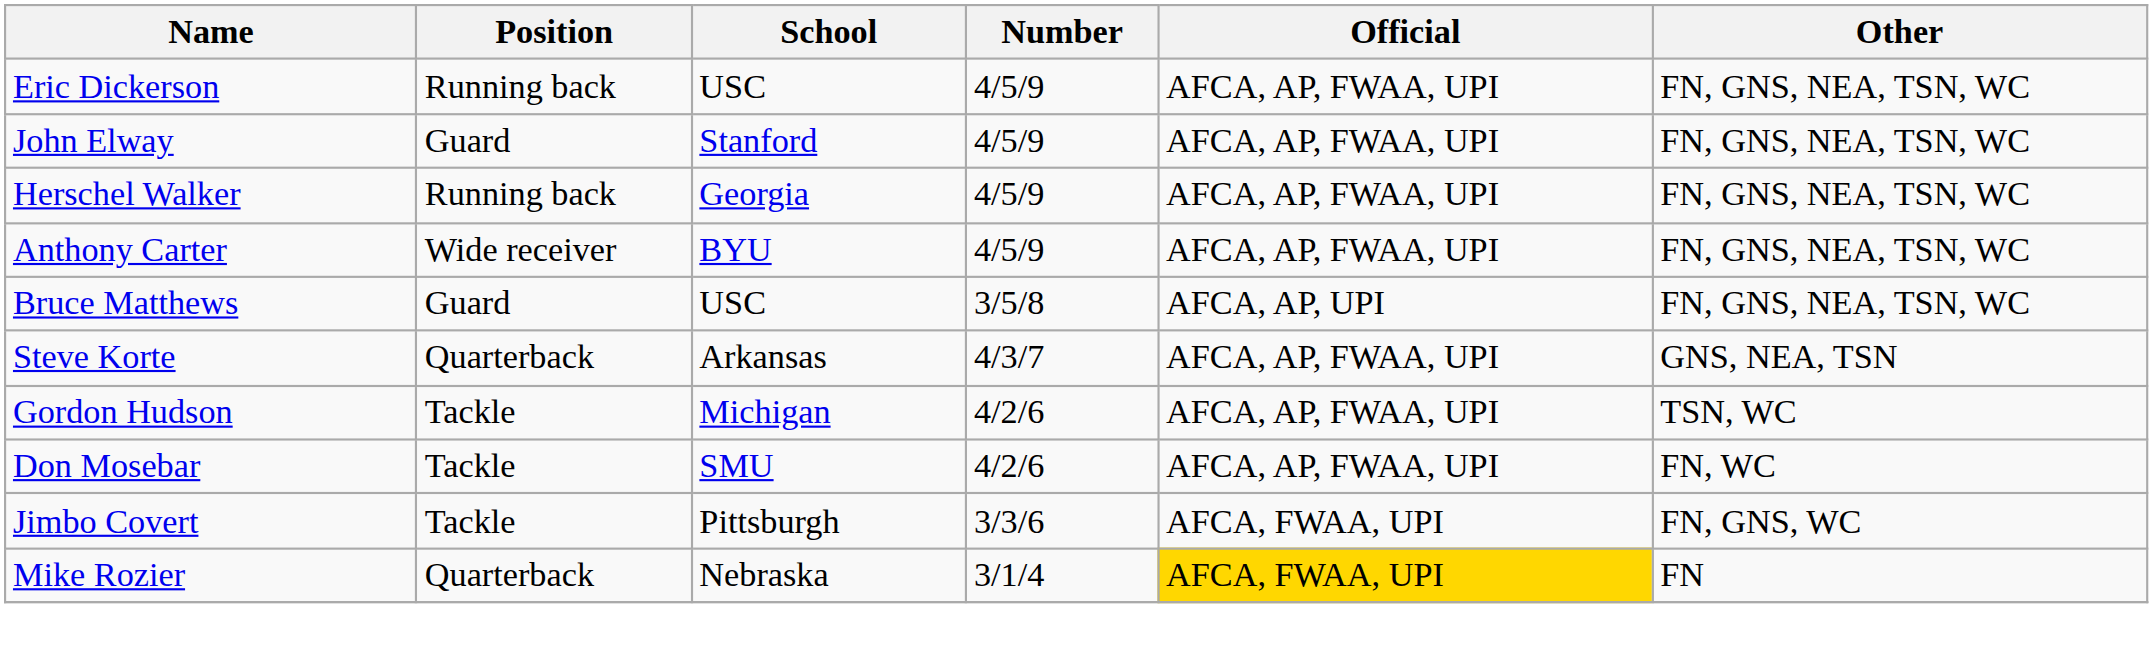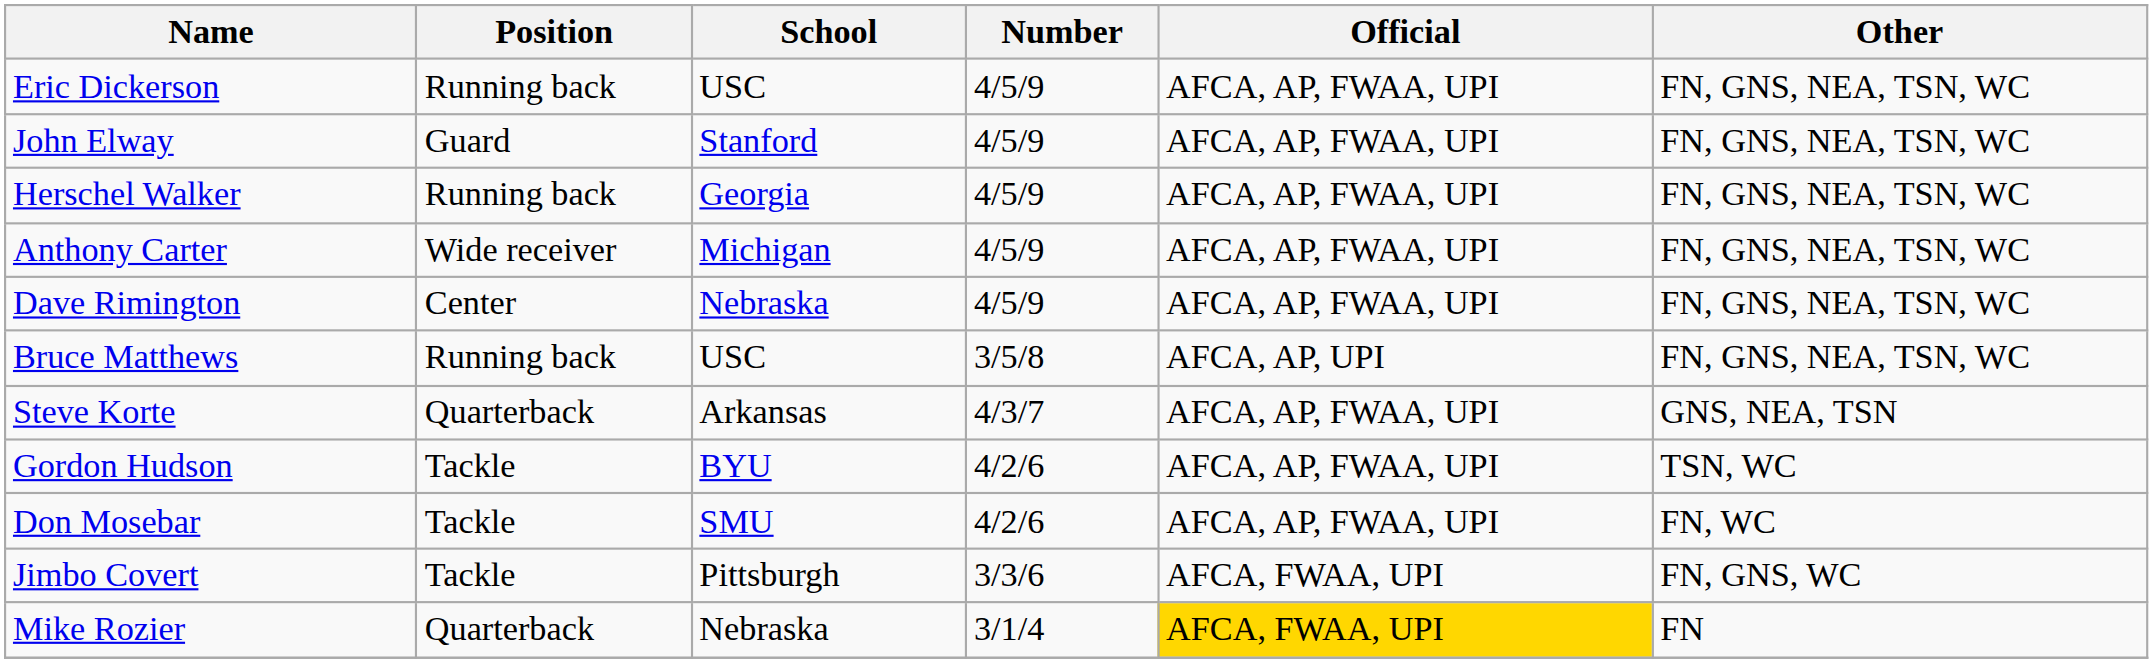(736, 248) BYU -> (765, 248) Michigan
+ row: (127, 303)
(468, 303) Guard -> (520, 357) Running back
(765, 411) Michigan -> (736, 466) BYU
